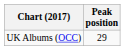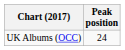(102, 38) 29 -> (102, 38) 24
